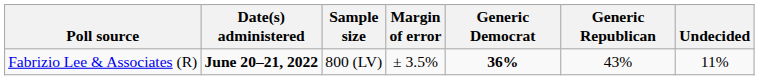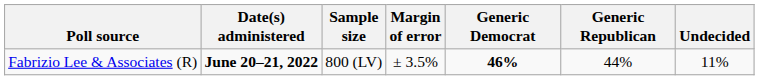(503, 61) 36% -> (503, 61) 46%
(618, 61) 43% -> (618, 61) 44%
